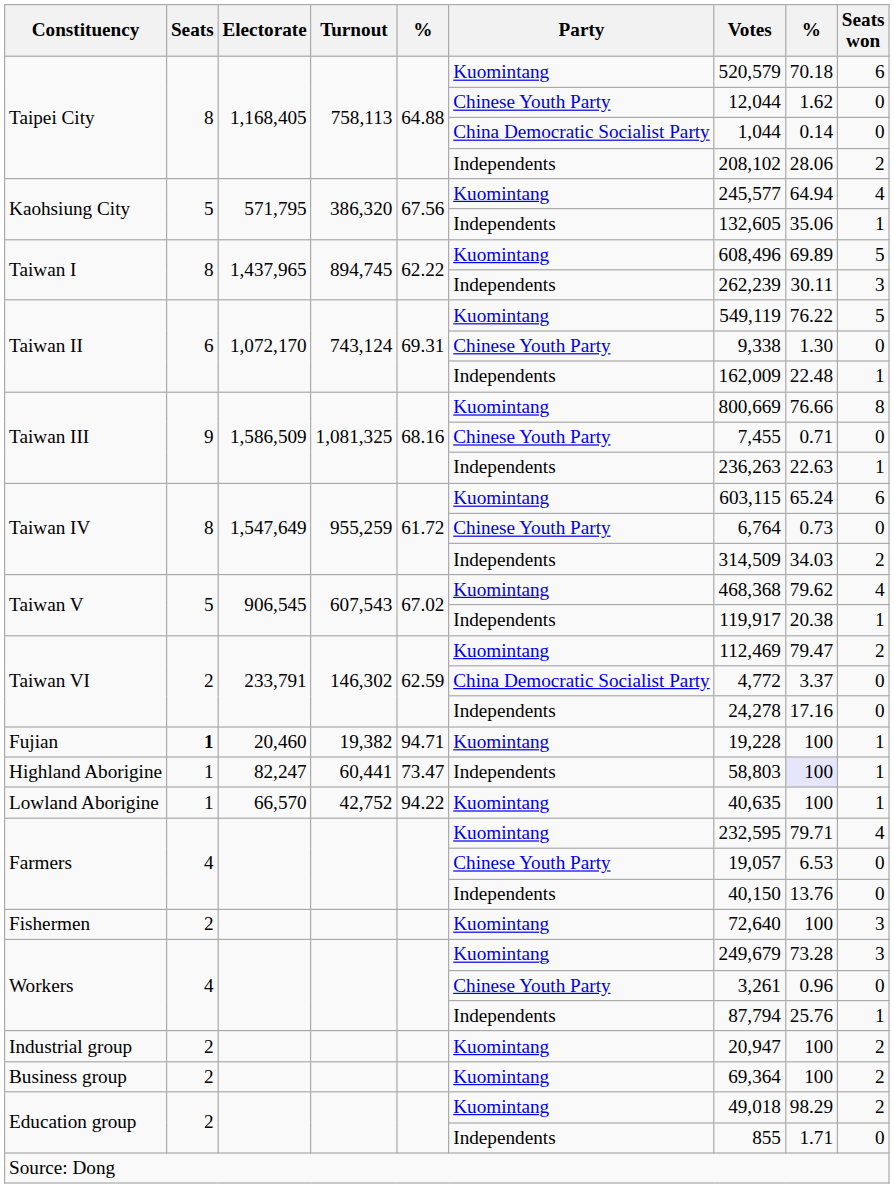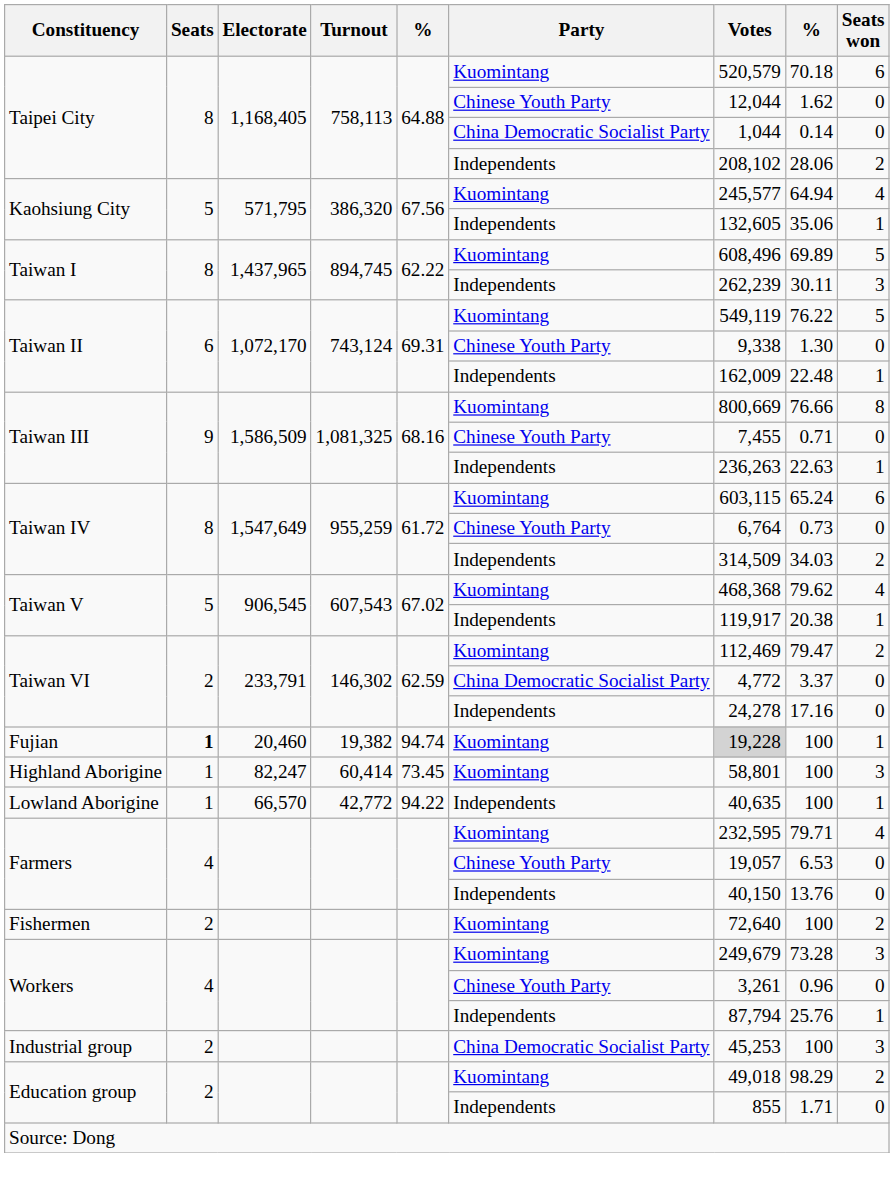(423, 741) 94.71 -> (423, 741) 94.74
(755, 741) no background -> (755, 741) lightgrey background
(366, 772) 60,441 -> (366, 772) 60,414
(423, 772) 73.47 -> (423, 772) 73.45
(504, 772) Independents -> (501, 772) Kuomintang
(755, 772) 58,803 -> (755, 772) 58,801
(819, 772) lavender background -> (819, 772) no background
(880, 772) 1 -> (880, 772) 3
(366, 802) 42,752 -> (366, 802) 42,772
(501, 802) Kuomintang -> (504, 802) Independents
(880, 924) 3 -> (880, 924) 2
(501, 1046) Kuomintang -> (581, 1046) China Democratic Socialist Party
(755, 1046) 20,947 -> (755, 1046) 45,253
(880, 1046) 2 -> (880, 1046) 3
- row: (68, 1076)
